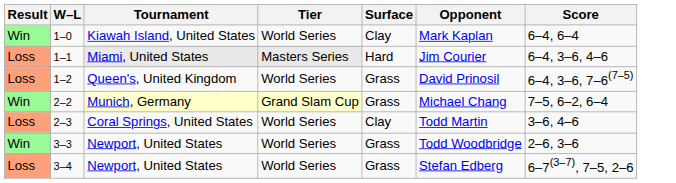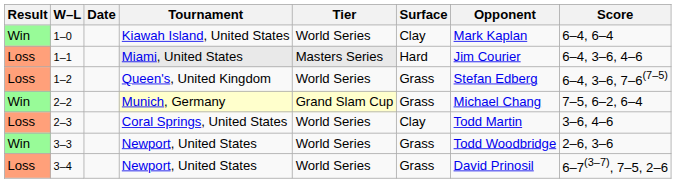+ column: (102, 14)
(459, 79) David Prinosil -> (496, 79) Stefan Edberg
(461, 165) Stefan Edberg -> (494, 165) David Prinosil
